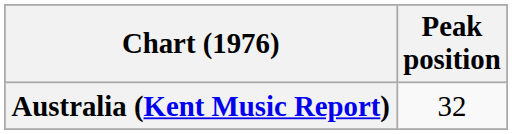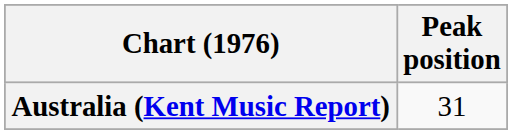(452, 105) 32 -> (452, 105) 31
